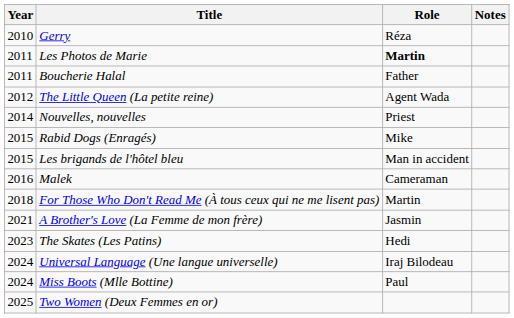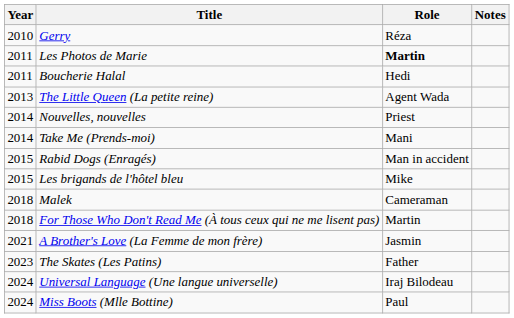(402, 76) Father -> (398, 76) Hedi
(20, 96) 2012 -> (20, 96) 2013
+ row: (97, 138)
(399, 138) Mike -> (427, 158) Man in accident
(427, 158) Man in accident -> (399, 179) Mike
(20, 179) 2016 -> (20, 199) 2018
(398, 240) Hedi -> (402, 261) Father
- row: (128, 302)
